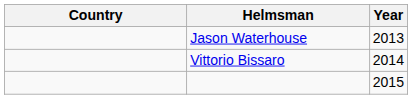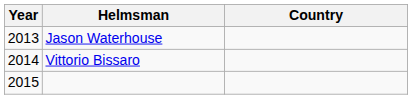columns swapped: (388, 15) <-> (96, 15)
